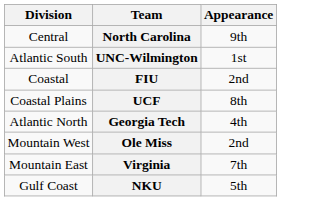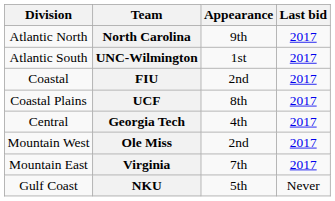+ column: (303, 15)
(48, 36) Central -> (48, 36) Atlantic North
(48, 121) Atlantic North -> (48, 121) Central
